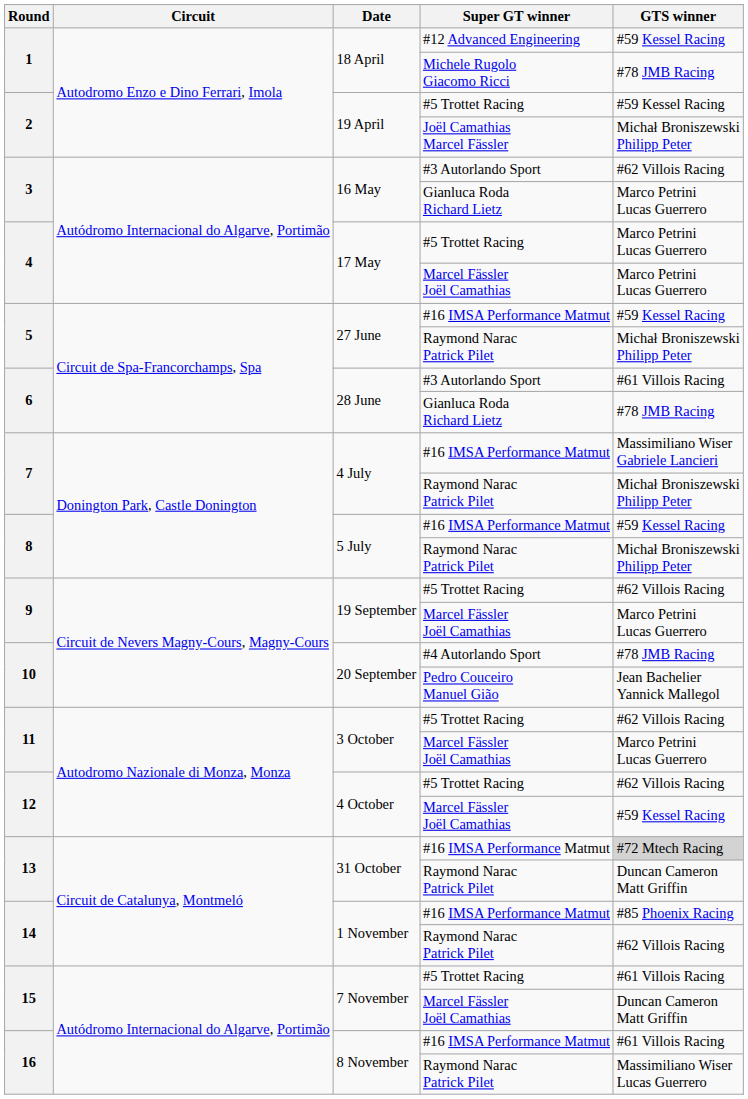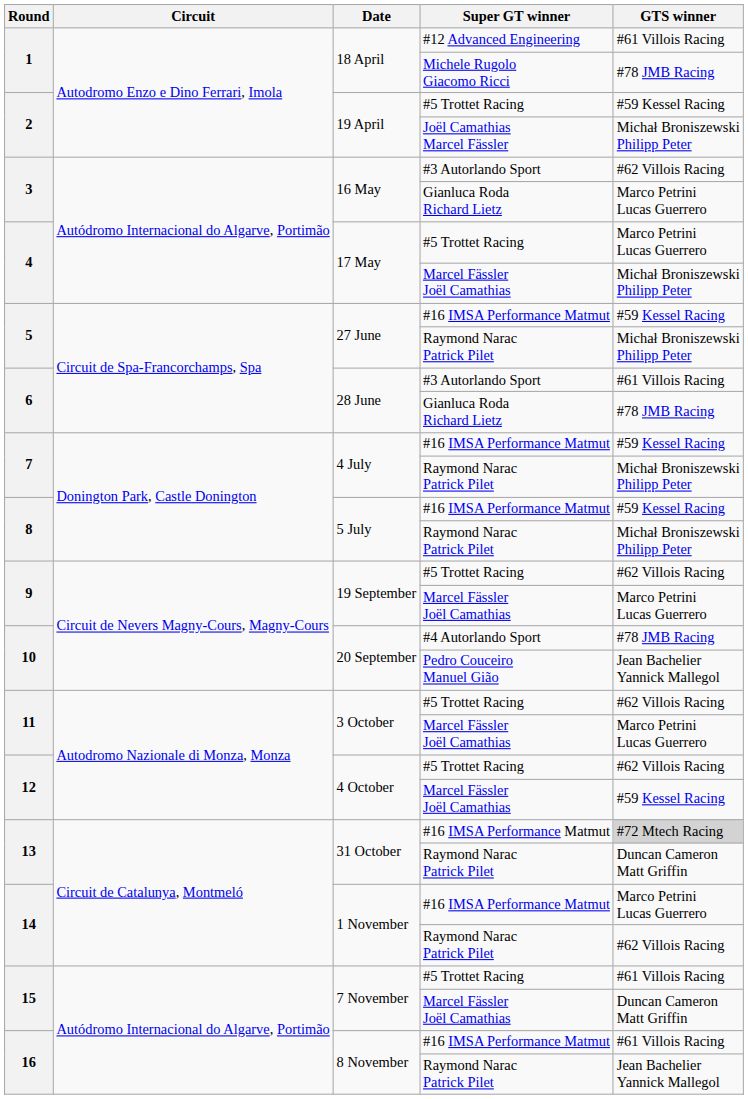(671, 39) #59 Kessel Racing -> (671, 39) #61 Villois Racing
(662, 282) Marco Petrini Lucas Guerrero -> (678, 282) Michał Broniszewski Philipp Peter
(675, 452) Massimiliano Wiser Gabriele Lancieri -> (671, 443) #59 Kessel Racing
(675, 912) #85 Phoenix Racing -> (662, 904) Marco Petrini Lucas Guerrero
(675, 1073) Massimiliano Wiser Lucas Guerrero -> (668, 1073) Jean Bachelier Yannick Mallegol
